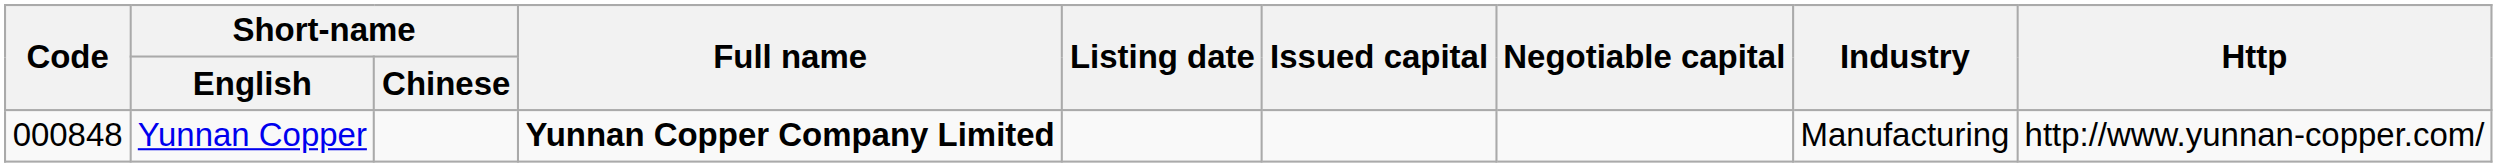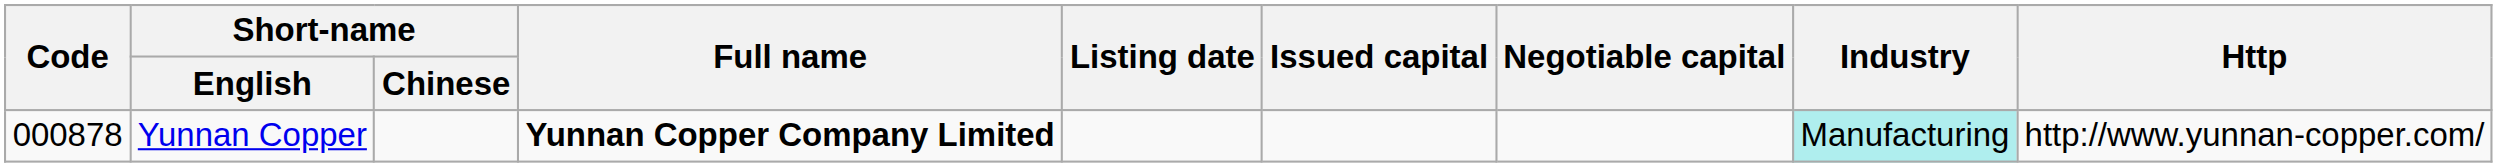(68, 135) 000848 -> (68, 135) 000878
(1905, 135) no background -> (1905, 135) paleturquoise background
